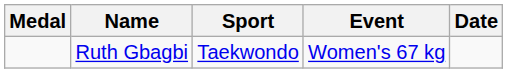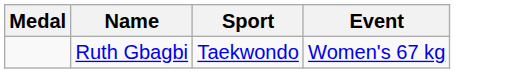- column: (476, 21)
